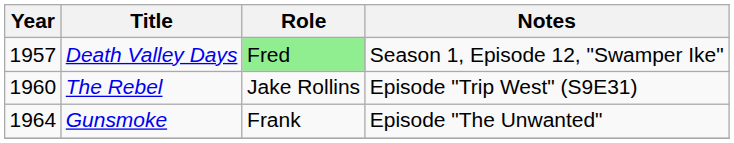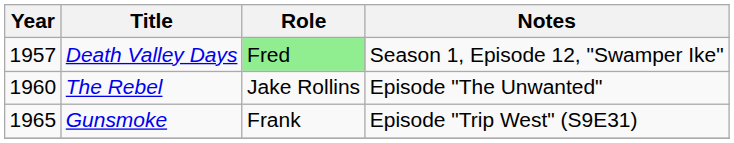(504, 87) Episode "Trip West" (S9E31) -> (486, 87) Episode "The Unwanted"
(33, 120) 1964 -> (33, 120) 1965
(486, 120) Episode "The Unwanted" -> (504, 120) Episode "Trip West" (S9E31)
